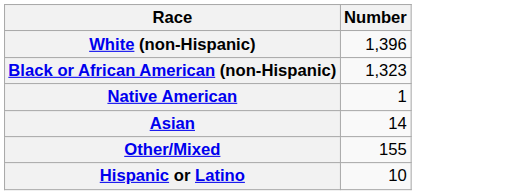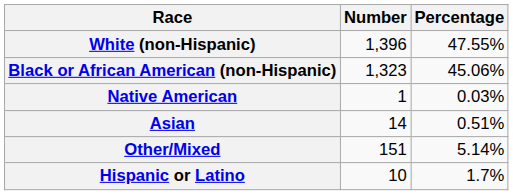+ column: (459, 17)
(393, 149) 155 -> (393, 149) 151
